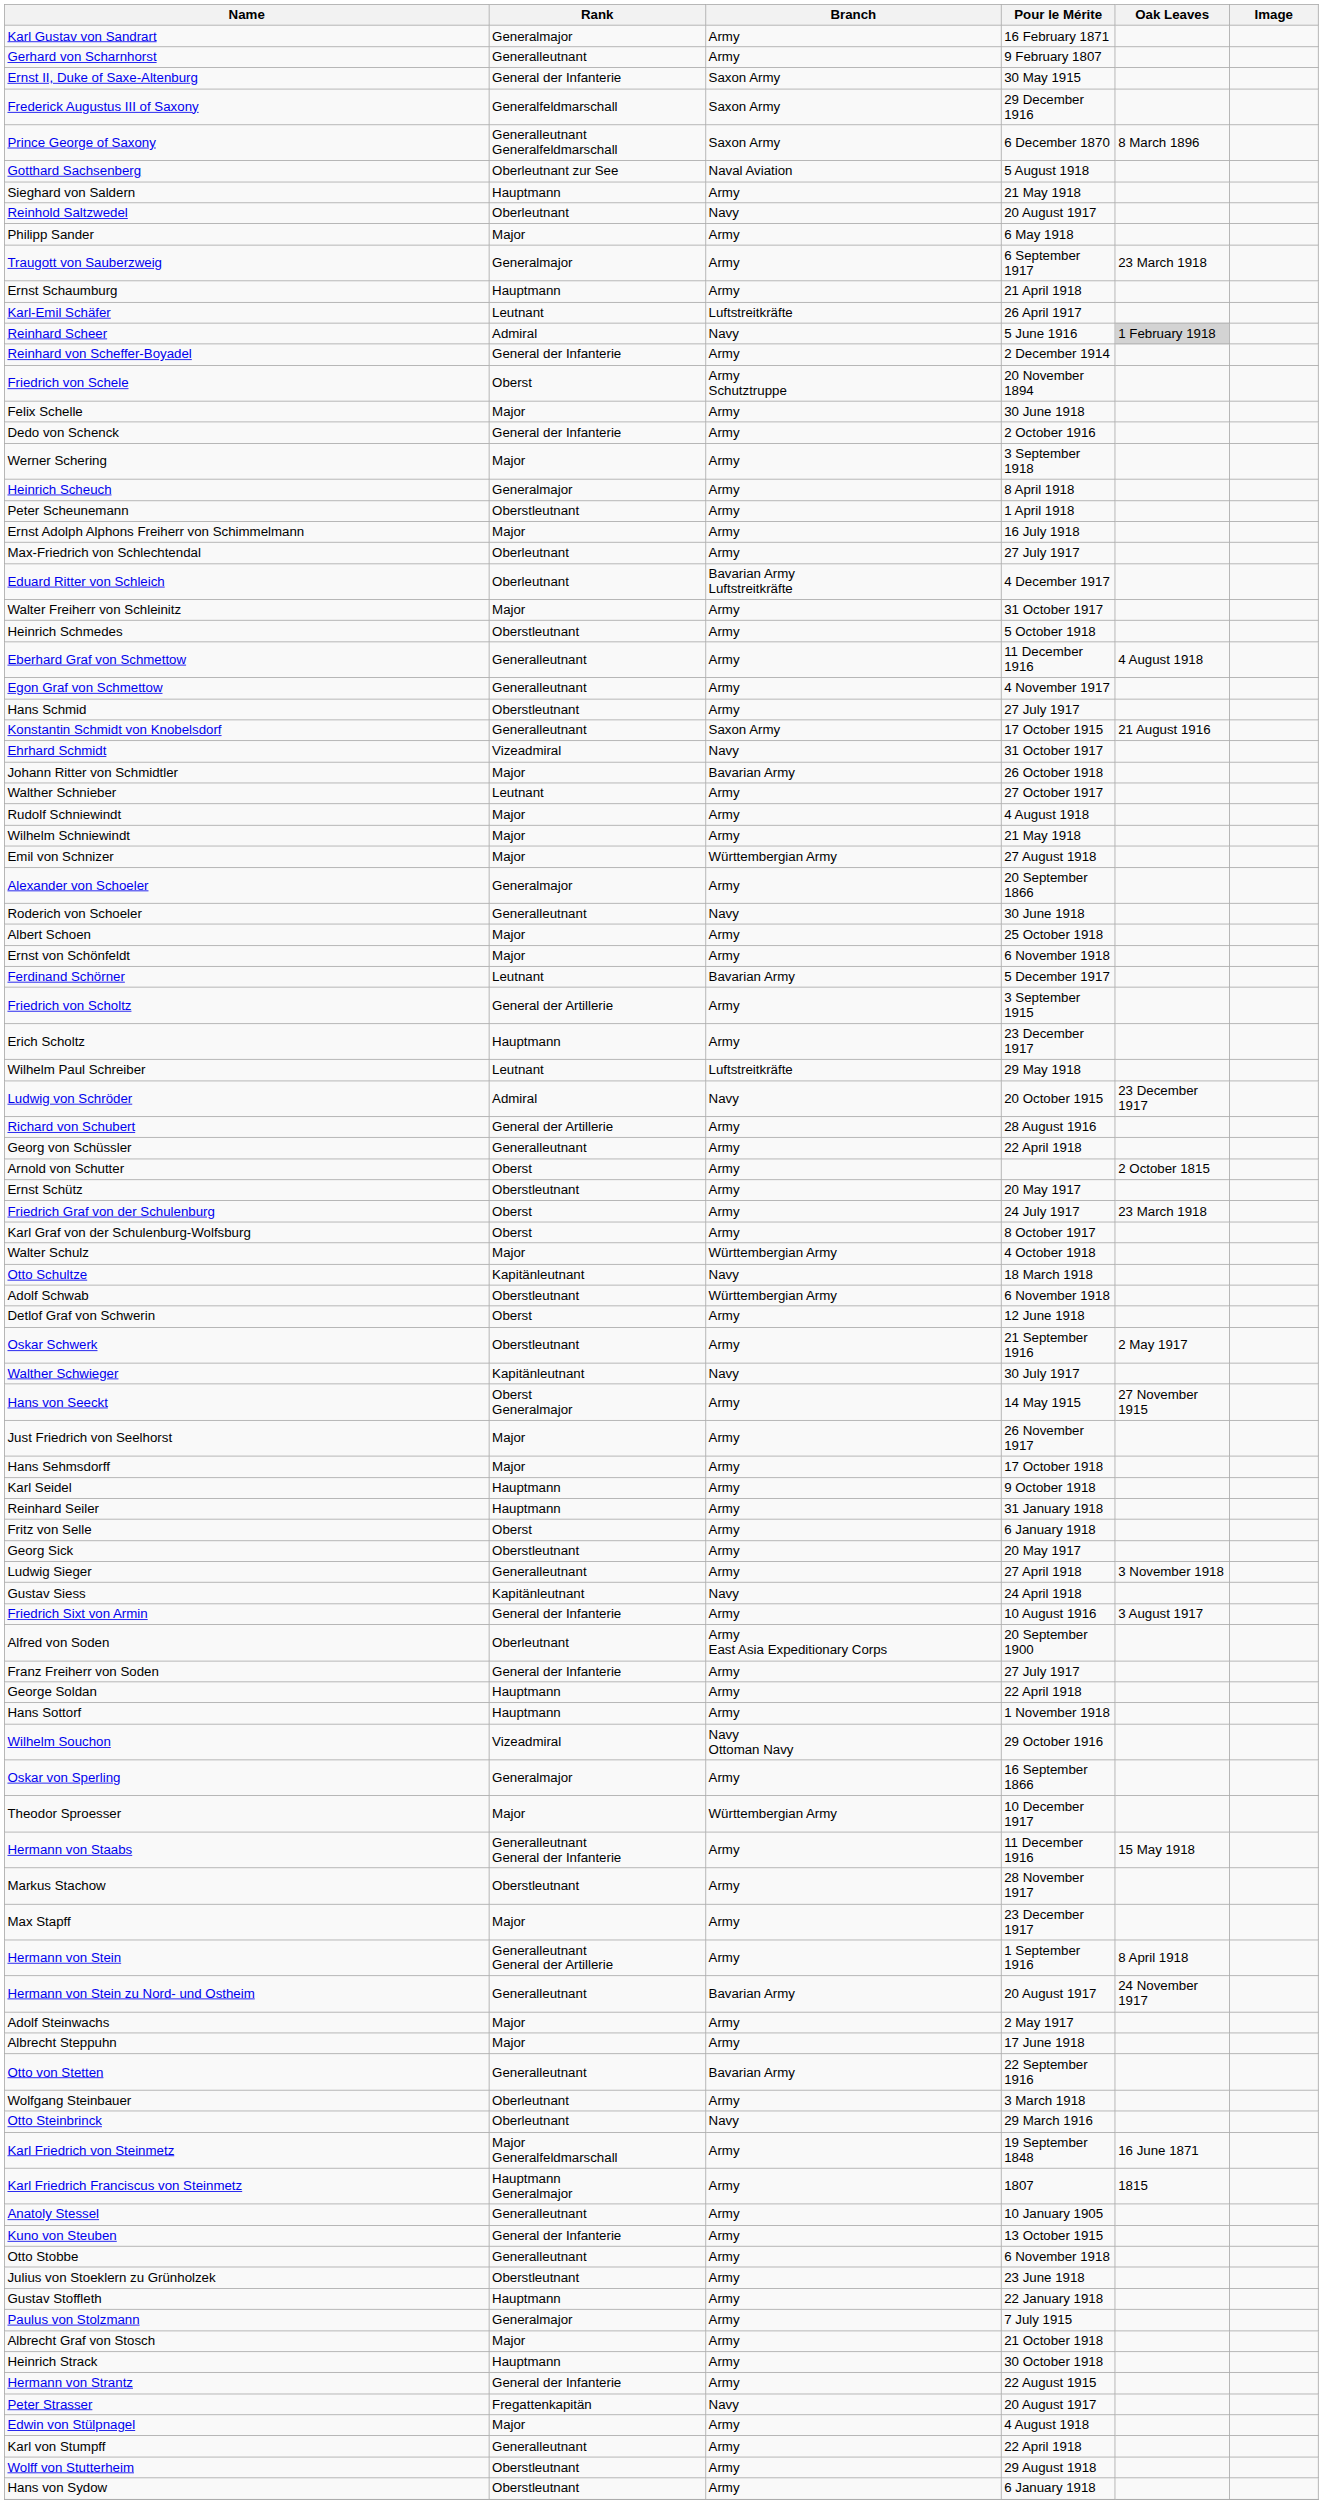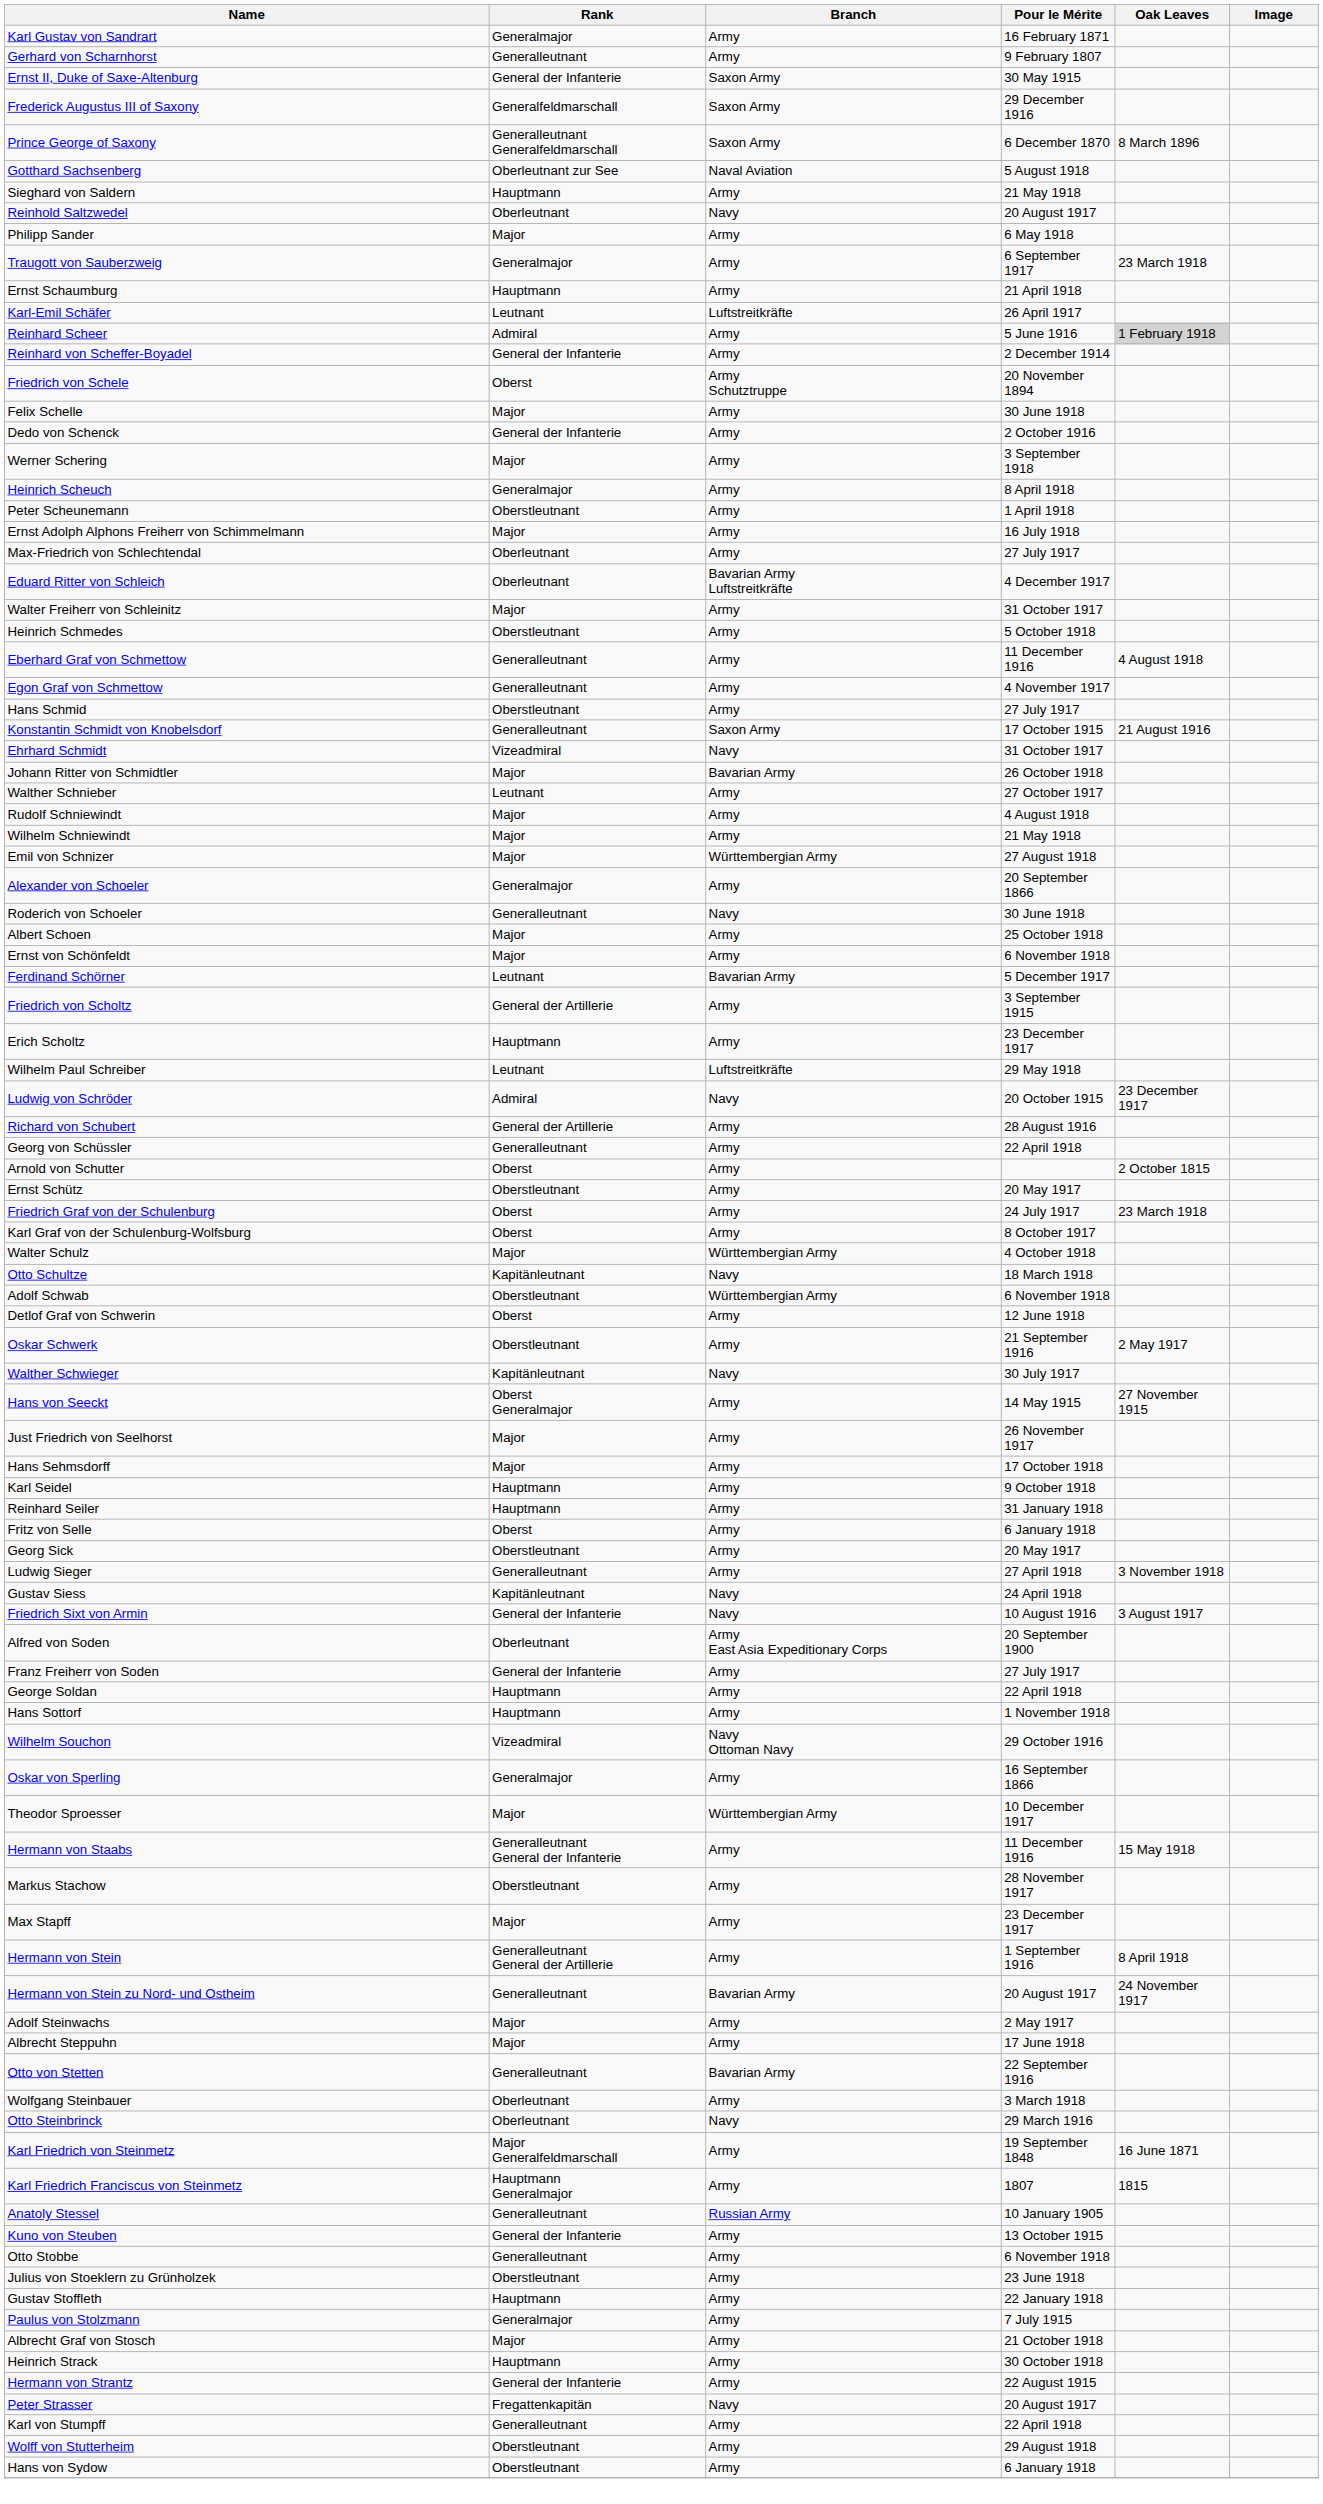(724, 333) Navy -> (724, 333) Army
(724, 1614) Army -> (724, 1614) Navy
(724, 2214) Army -> (750, 2214) Russian Army
- row: (71, 2425)
